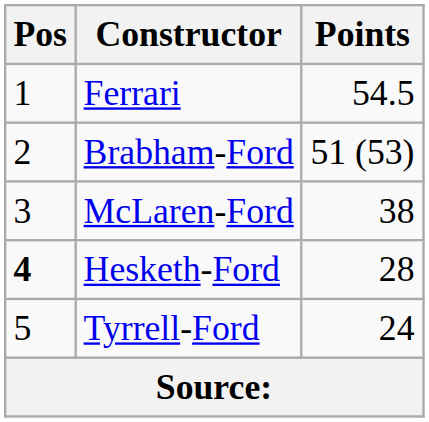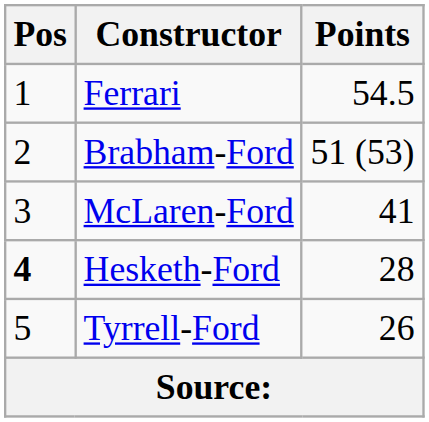(397, 210) 38 -> (397, 210) 41
(397, 328) 24 -> (397, 328) 26
